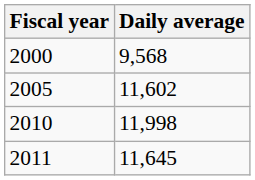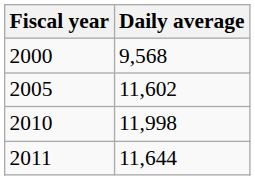(148, 157) 11,645 -> (148, 157) 11,644
